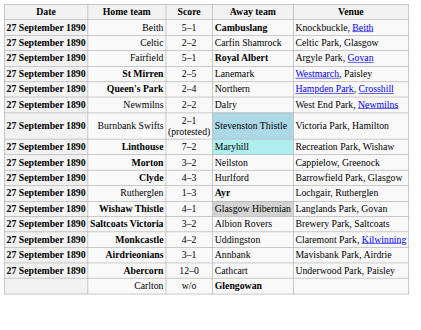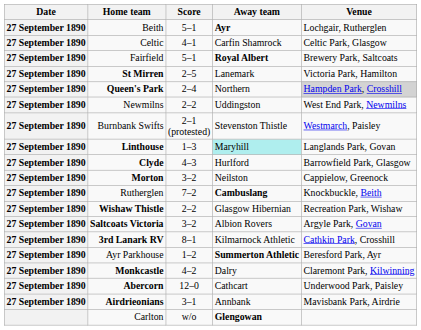(241, 27) Cambuslang -> (223, 27) Ayr
(334, 27) Knockbuckle, Beith -> (345, 27) Lochgair, Rutherglen
(189, 43) 2–2 -> (189, 43) 4–1
(335, 58) Argyle Park, Govan -> (351, 58) Brewery Park, Saltcoats
(334, 74) Westmarch, Paisley -> (350, 74) Victoria Park, Hamilton
(345, 89) no background -> (353, 89) lightgrey background
(226, 105) Dalry -> (238, 105) Uddingston
(251, 126) lightblue background -> (251, 126) no background
(342, 126) Victoria Park, Hamilton -> (342, 126) Westmarch, Paisley
(189, 147) 7–2 -> (189, 147) 1–3
(345, 147) Recreation Park, Wishaw -> (350, 147) Langlands Park, Govan
rows swapped: (147, 162) <-> (151, 178)
(189, 193) 1–3 -> (189, 193) 7–2
(223, 193) Ayr -> (241, 193) Cambuslang
(337, 193) Lochgair, Rutherglen -> (343, 193) Knockbuckle, Beith
(189, 208) 4–1 -> (189, 208) 2–2
(253, 208) lightgrey background -> (253, 208) no background
(341, 208) Langlands Park, Govan -> (353, 208) Recreation Park, Wishaw
(342, 224) Brewery Park, Saltcoats -> (343, 224) Argyle Park, Govan
+ row: (131, 239)
+ row: (135, 255)
(238, 239) Uddingston -> (226, 270) Dalry
rows swapped: (134, 255) <-> (144, 270)
